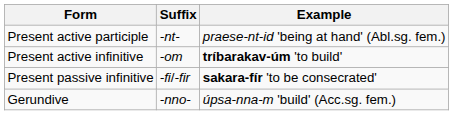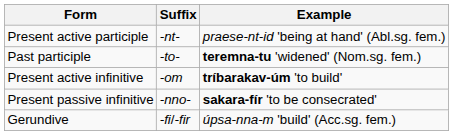+ row: (49, 57)
(175, 78) -fi/-fir -> (175, 99) -nno-
(175, 99) -nno- -> (175, 120) -fi/-fir
